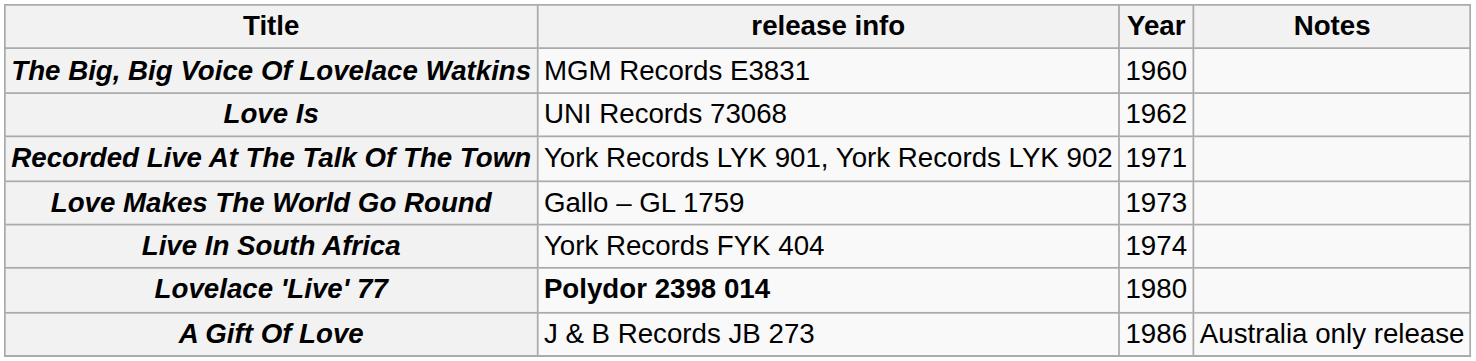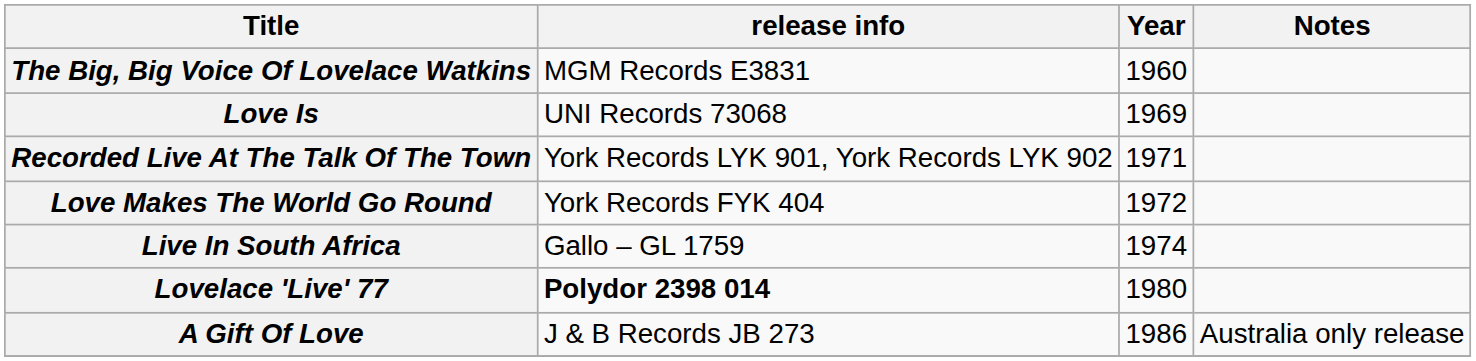(1156, 114) 1962 -> (1156, 114) 1969
(644, 202) Gallo – GL 1759 -> (684, 202) York Records FYK 404
(1156, 202) 1973 -> (1156, 202) 1972
(684, 245) York Records FYK 404 -> (644, 245) Gallo – GL 1759
